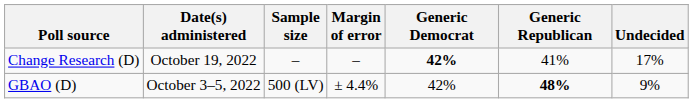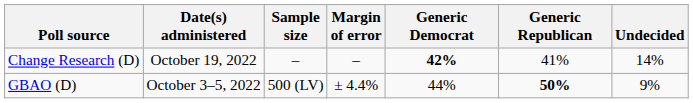(650, 60) 17% -> (650, 60) 14%
(442, 85) 42% -> (442, 85) 44%
(555, 85) 48% -> (555, 85) 50%
